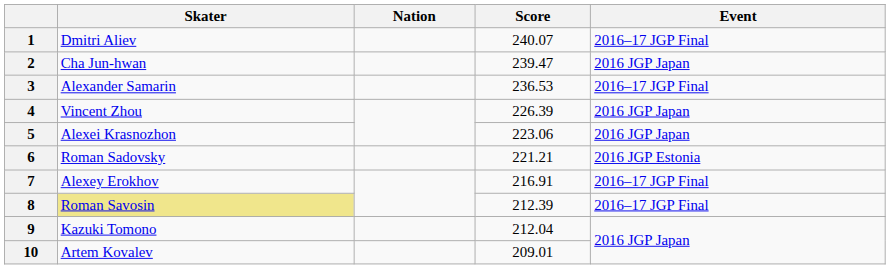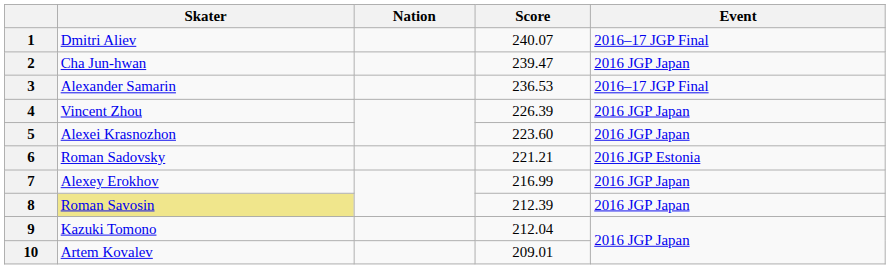(533, 134) 223.06 -> (533, 134) 223.60
(533, 181) 216.91 -> (533, 181) 216.99
(651, 181) 2016–17 JGP Final -> (642, 181) 2016 JGP Japan
(651, 205) 2016–17 JGP Final -> (642, 205) 2016 JGP Japan
